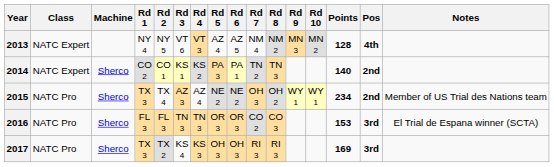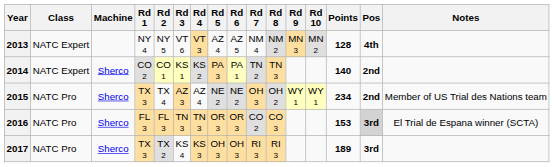(371, 123) no background -> (371, 123) lightgrey background
(343, 149) 169 -> (343, 149) 189
